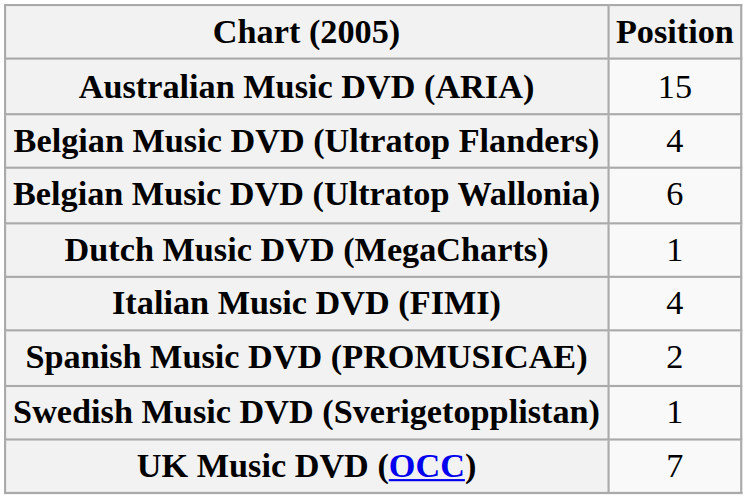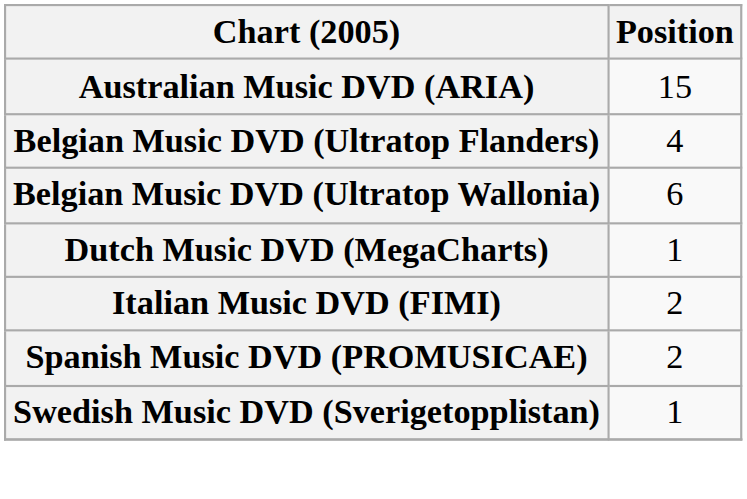(675, 303) 4 -> (675, 303) 2
- row: (307, 466)
